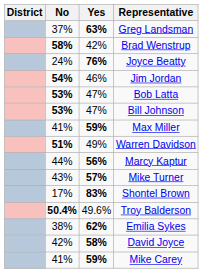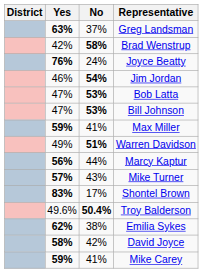columns swapped: (96, 12) <-> (62, 12)
